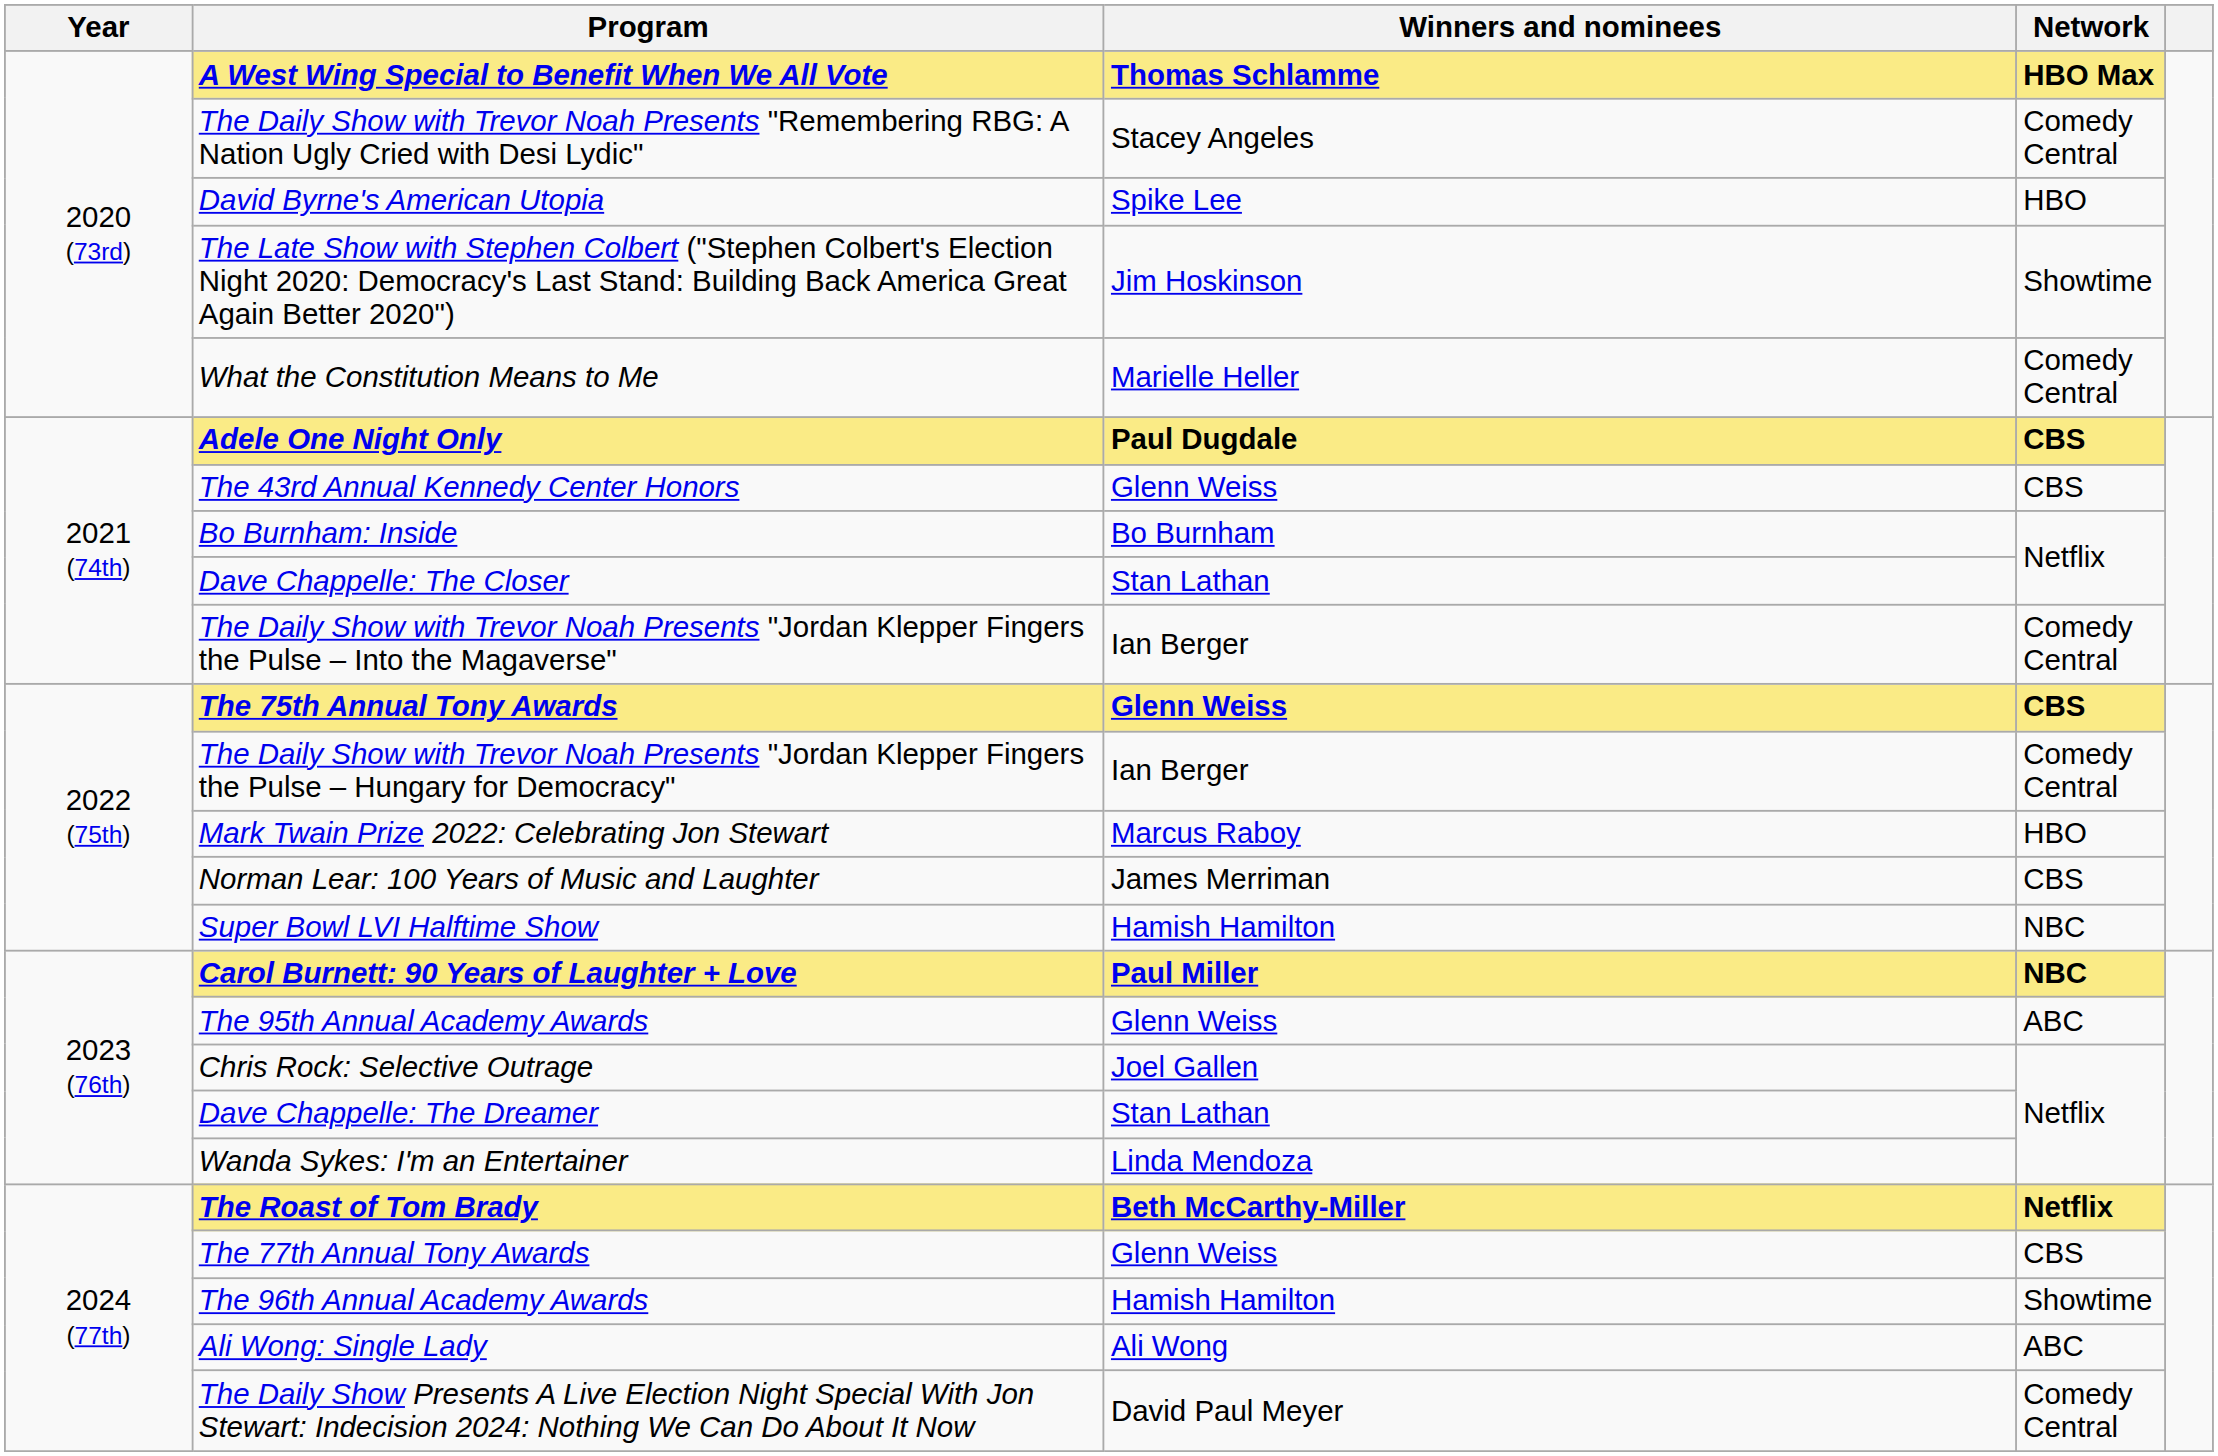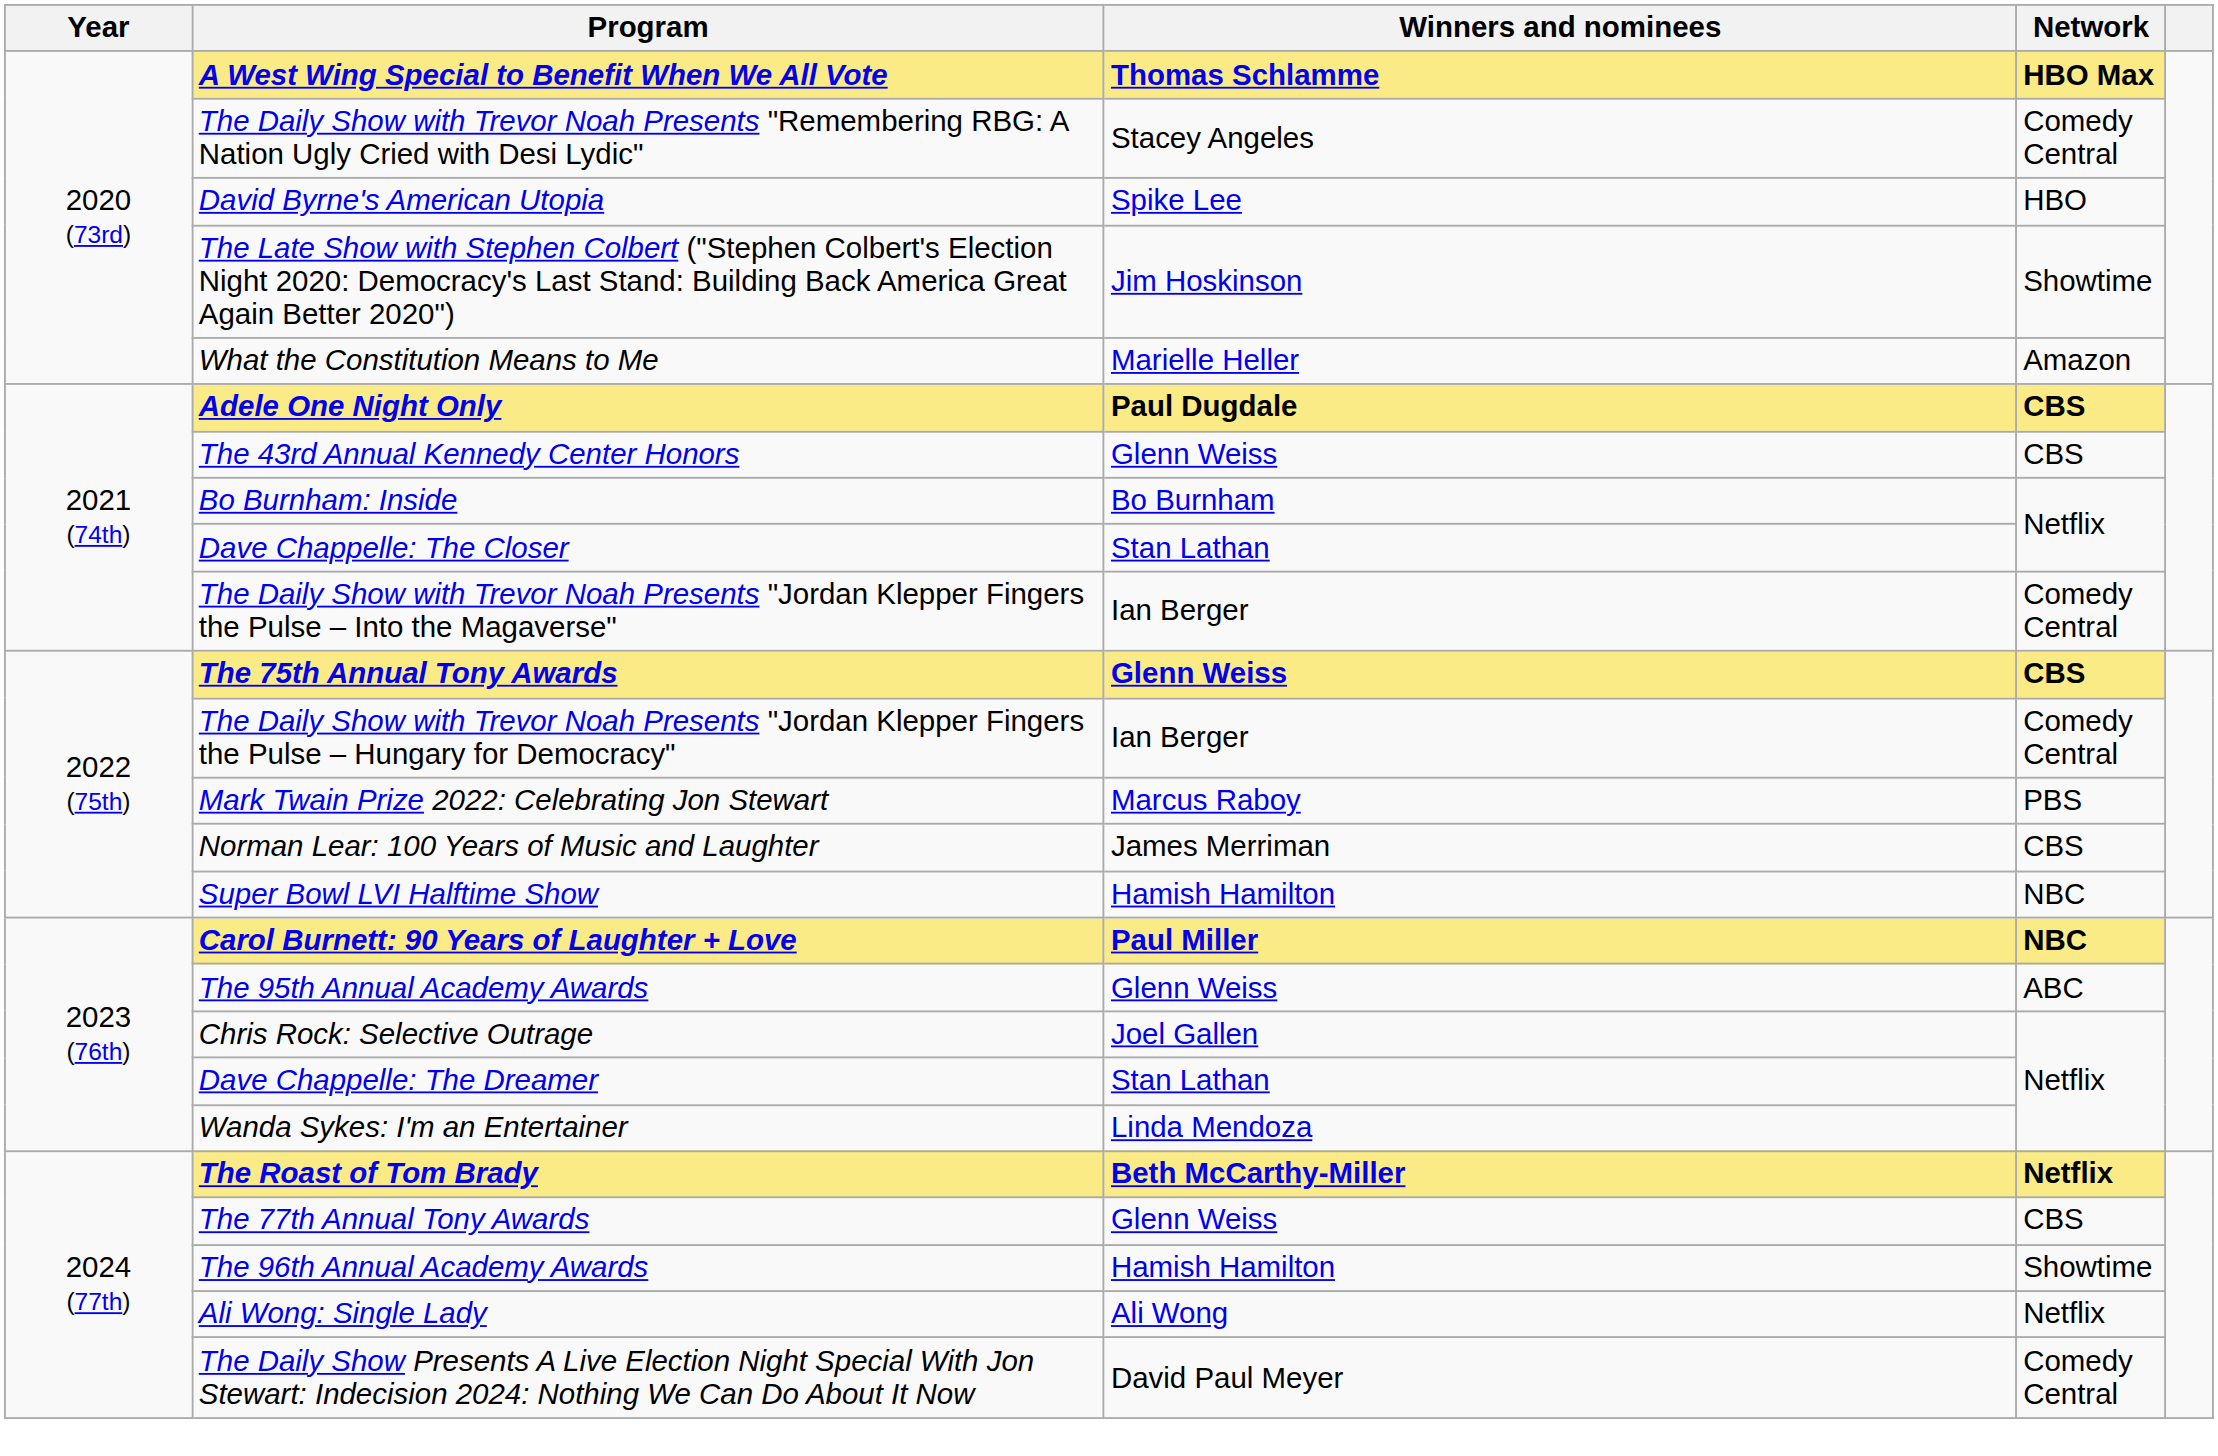(2078, 377) Comedy Central -> (2077, 360) Amazon
(2055, 833) HBO -> (2053, 800) PBS
(2053, 1347) ABC -> (2064, 1314) Netflix
